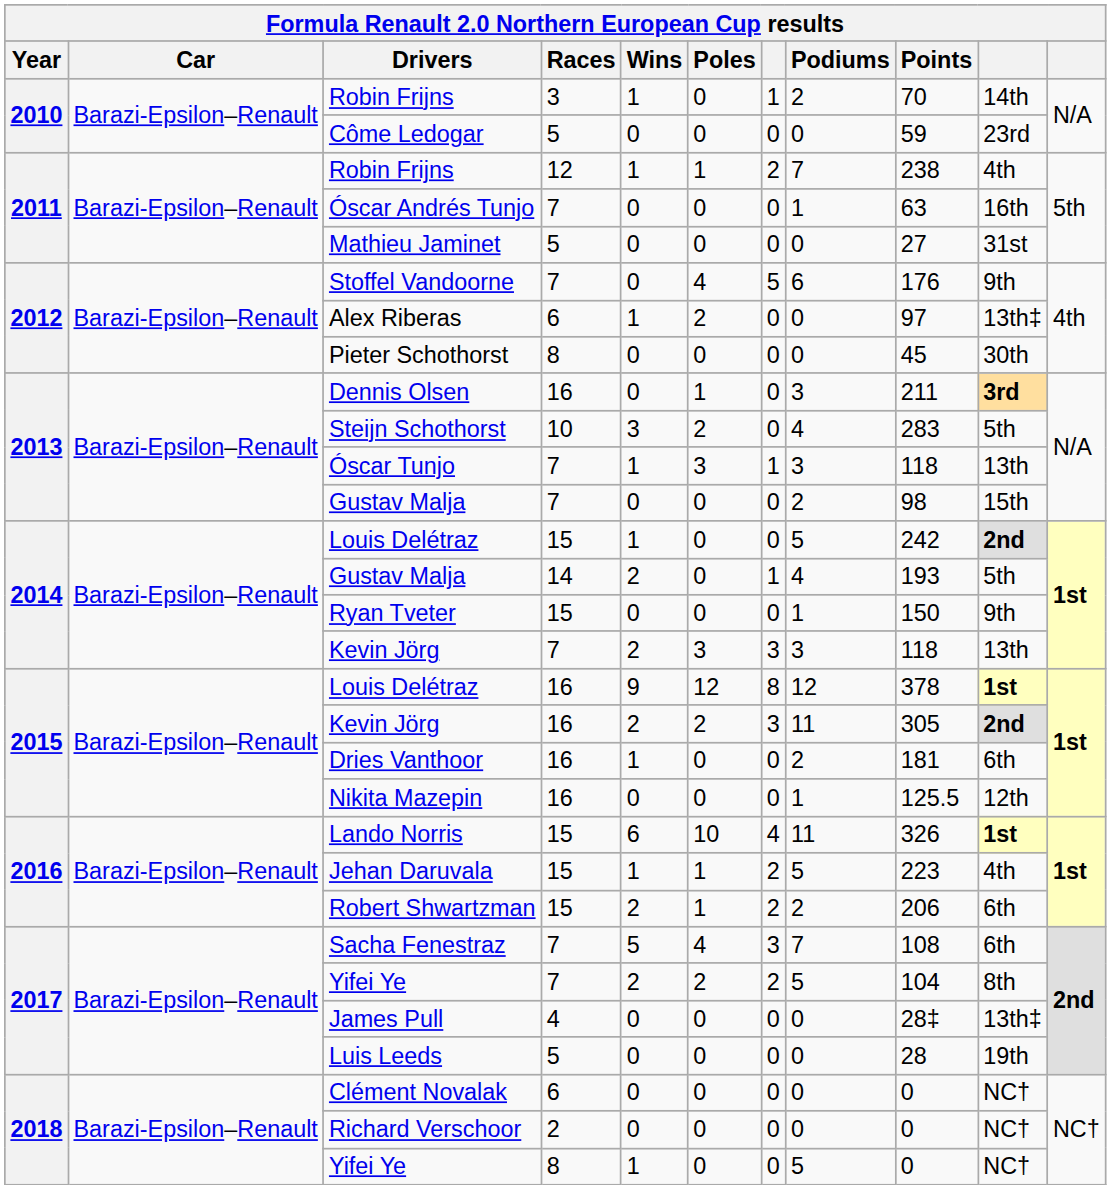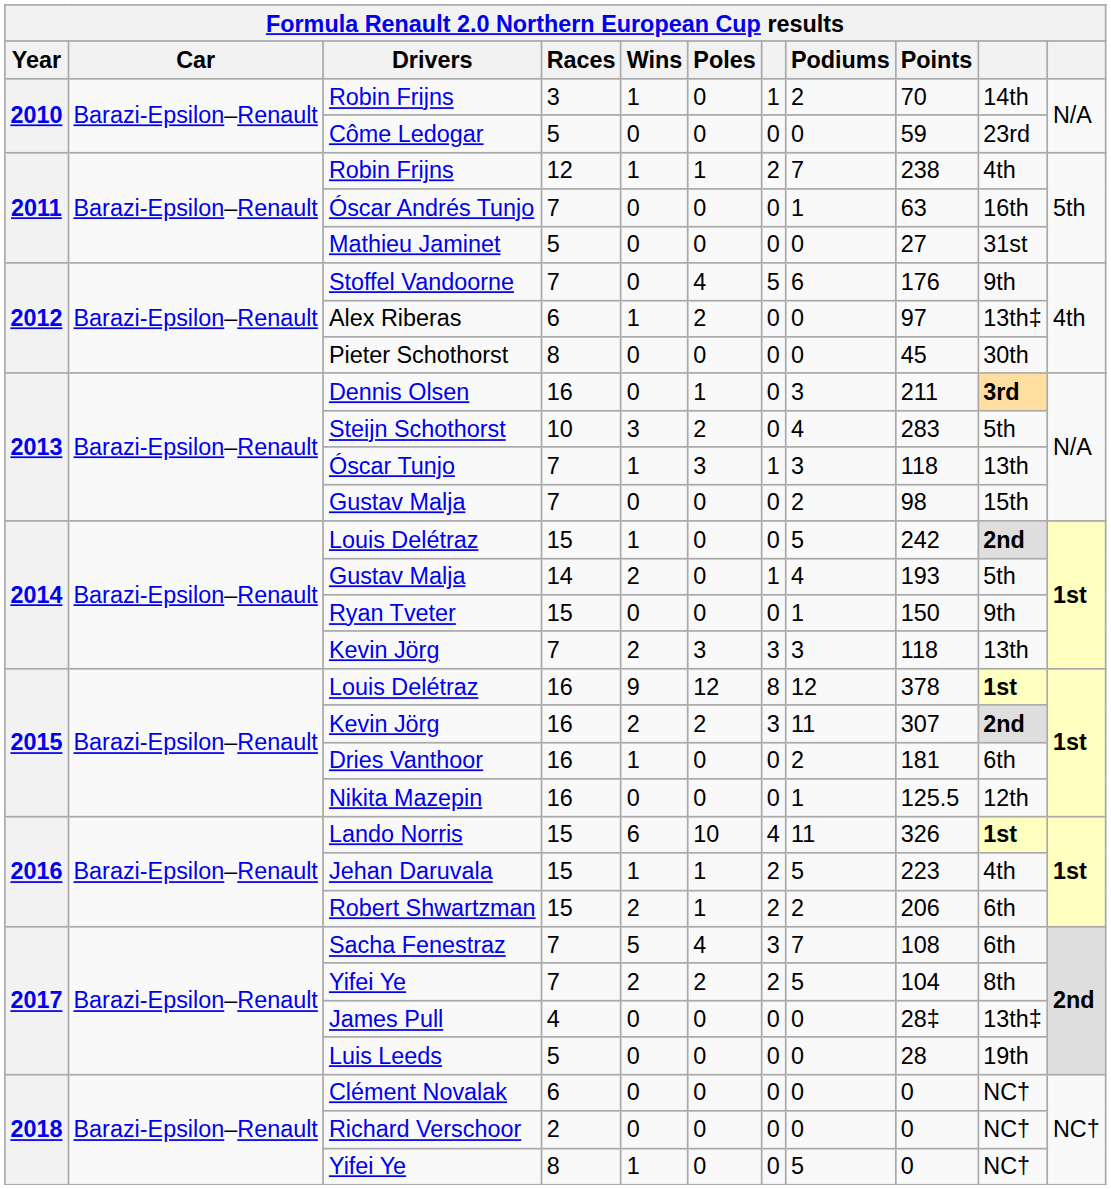(920, 723) 305 -> (920, 723) 307
